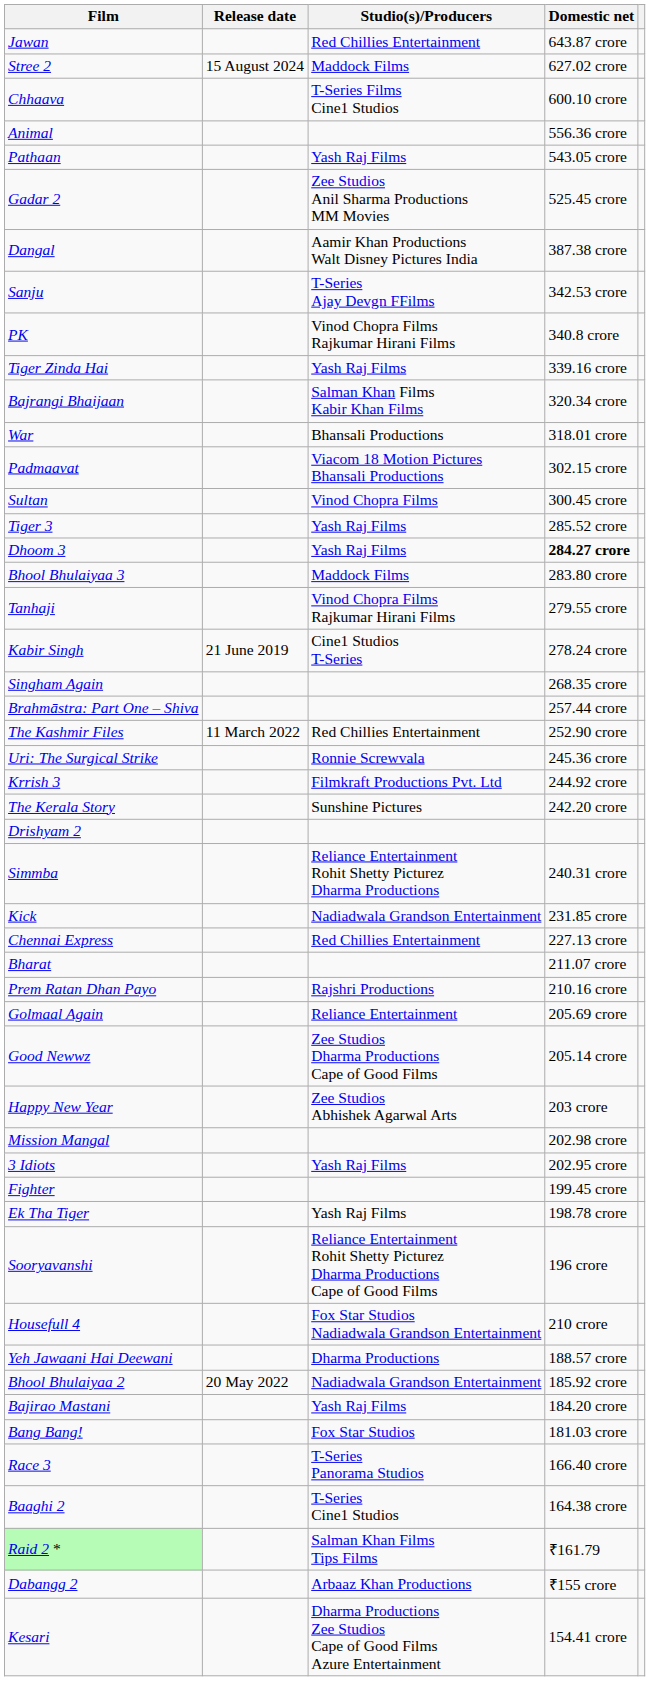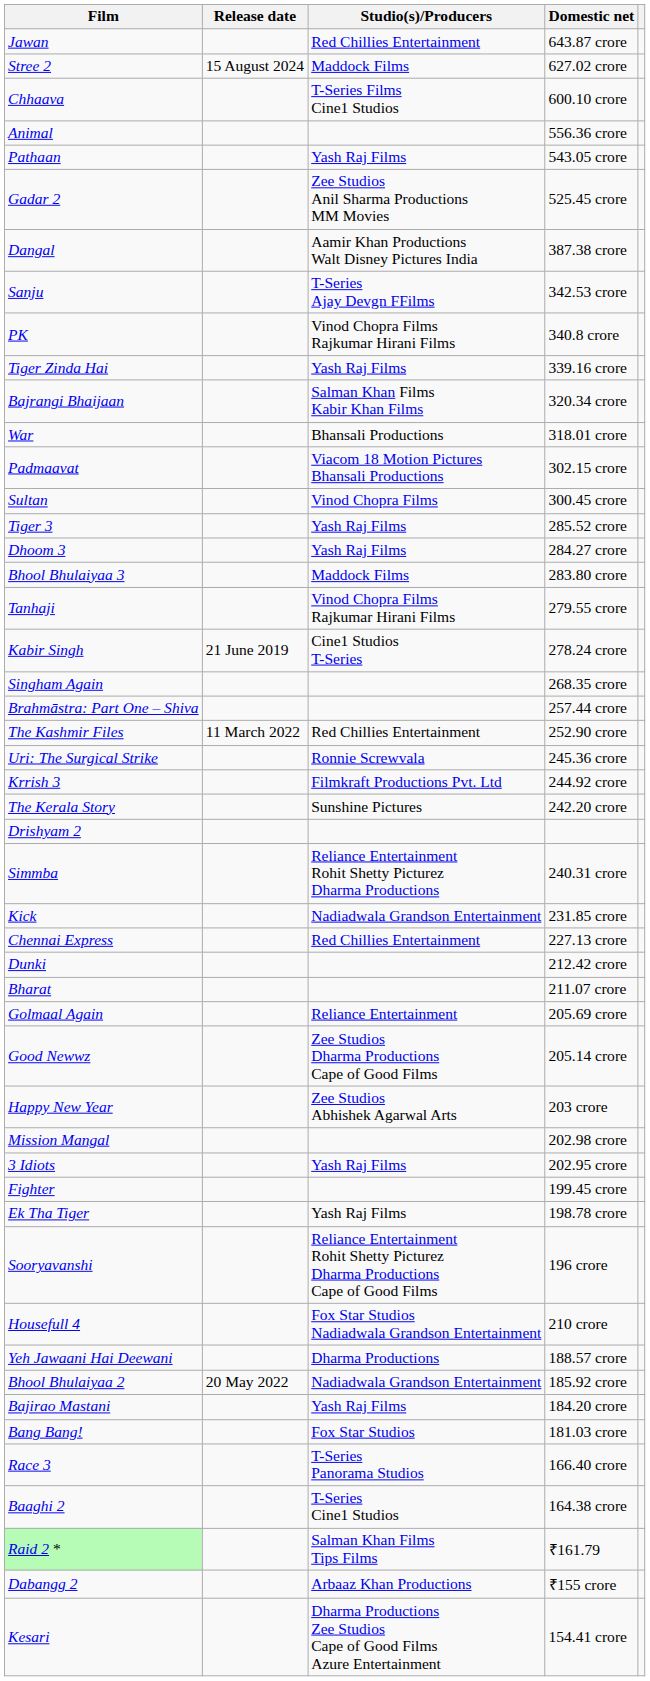(589, 550) bold -> (588, 550) normal
+ row: (27, 964)
- row: (82, 989)
